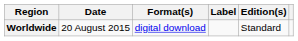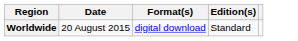- column: (223, 12)
